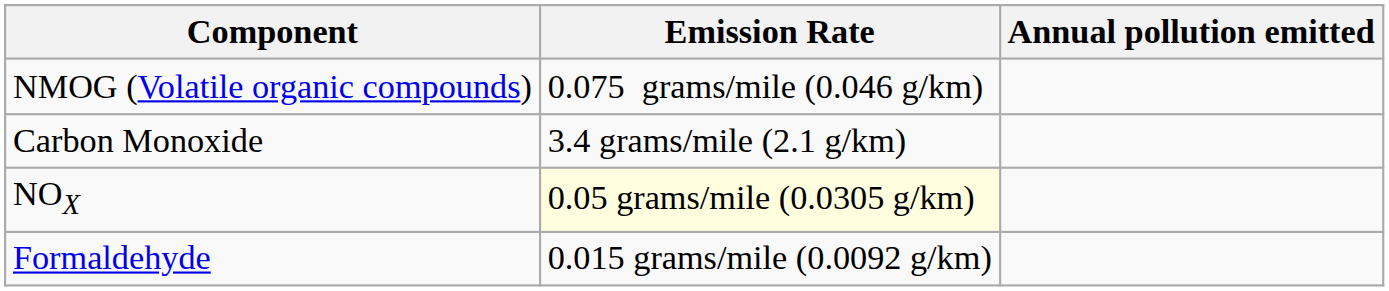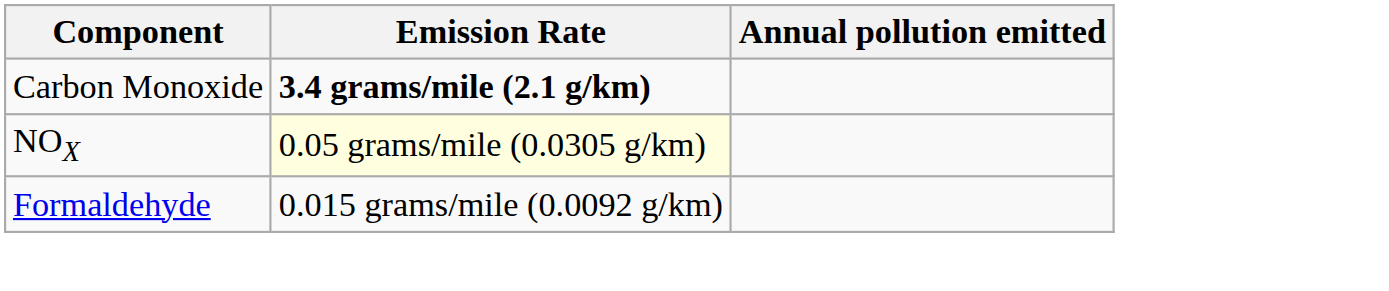- row: (272, 85)
(727, 140) normal -> (465, 85) bold
